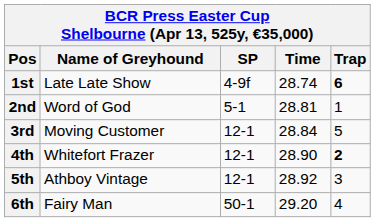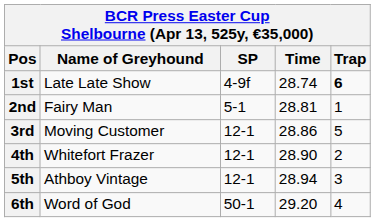(87, 107) Word of God -> (78, 107) Fairy Man
(298, 131) 28.84 -> (298, 131) 28.86
(338, 155) bold -> (338, 155) normal
(298, 180) 28.92 -> (298, 180) 28.94
(78, 204) Fairy Man -> (87, 204) Word of God
